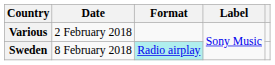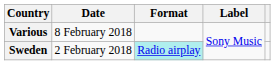(93, 32) 2 February 2018 -> (93, 32) 8 February 2018
(93, 50) 8 February 2018 -> (93, 50) 2 February 2018
